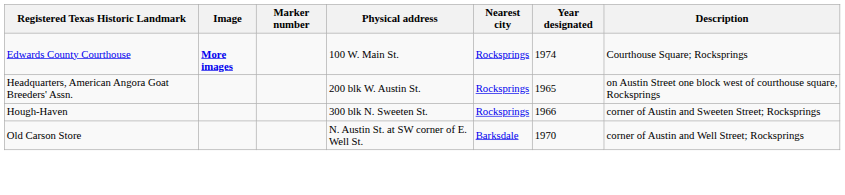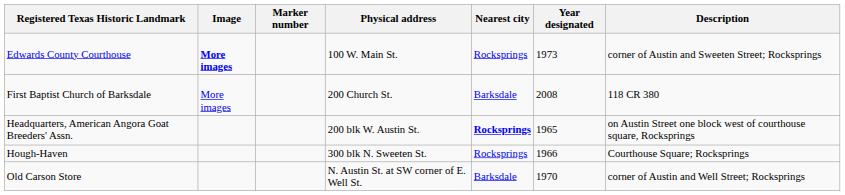(545, 54) 1974 -> (547, 54) 1973
(677, 54) Courthouse Square; Rocksprings -> (715, 54) corner of Austin and Sweeten Street; Rocksprings
+ row: (79, 95)
(502, 89) normal -> (502, 130) bold
(713, 112) corner of Austin and Sweeten Street; Rocksprings -> (678, 153) Courthouse Square; Rocksprings
